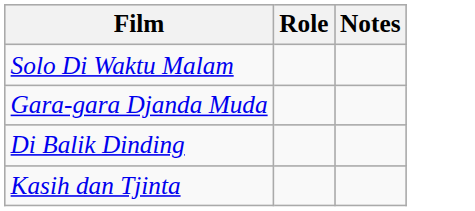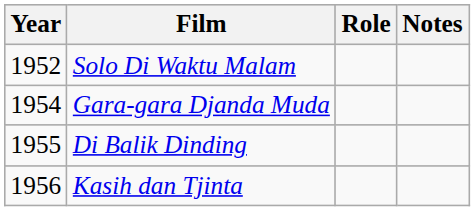+ column: (36, 24)
